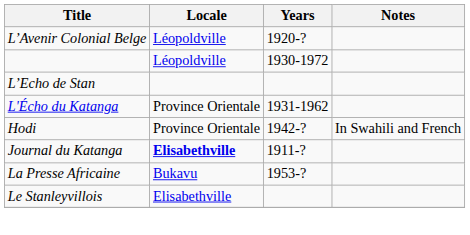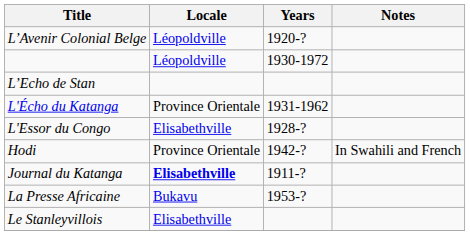+ row: (59, 128)
